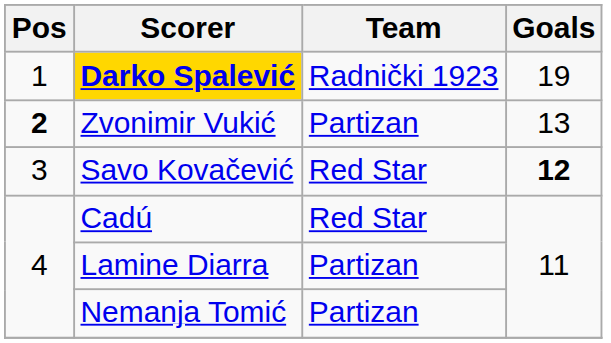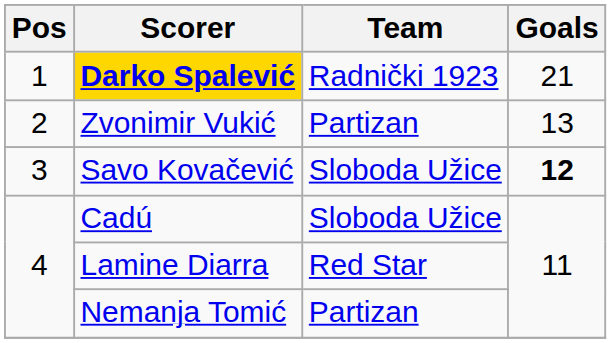(554, 75) 19 -> (557, 75) 21
(39, 123) bold -> (39, 123) normal
(368, 170) Red Star -> (405, 170) Sloboda Užice
(368, 218) Red Star -> (405, 218) Sloboda Užice
(364, 265) Partizan -> (368, 265) Red Star
